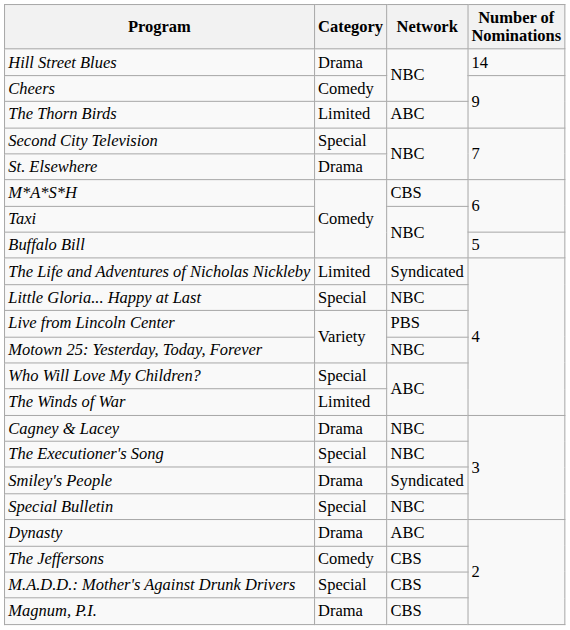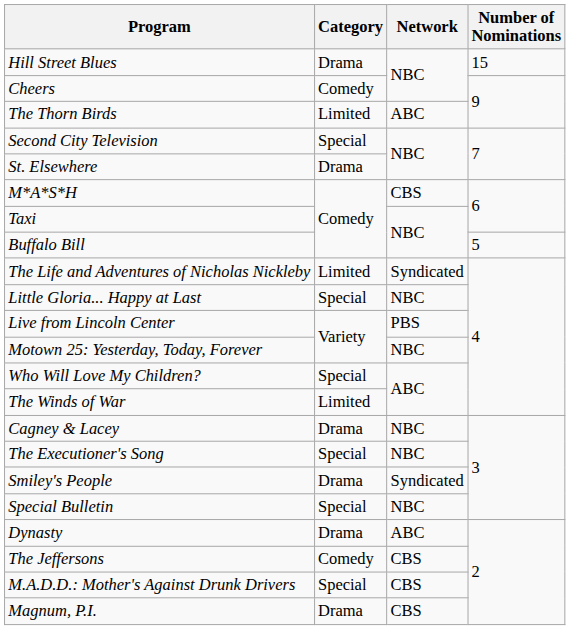(480, 62) 14 -> (480, 62) 15
